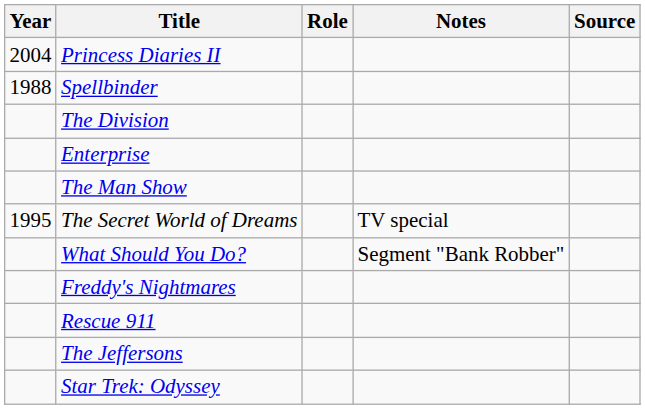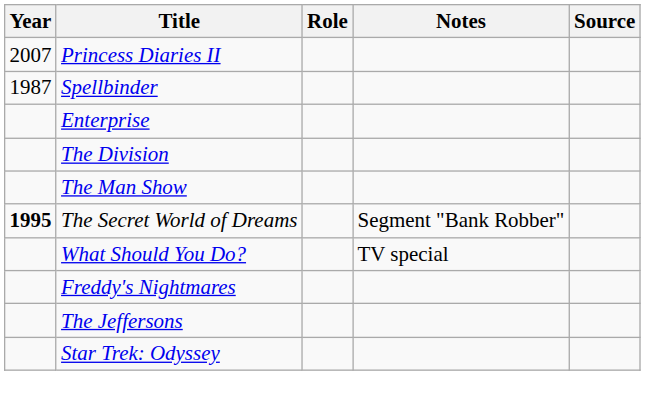(30, 54) 2004 -> (30, 54) 2007
(30, 87) 1988 -> (30, 87) 1987
rows swapped: (105, 154) <-> (115, 120)
(30, 220) normal -> (30, 220) bold
(403, 220) TV special -> (461, 220) Segment "Bank Robber"
(461, 253) Segment "Bank Robber" -> (403, 253) TV special
- row: (108, 320)
